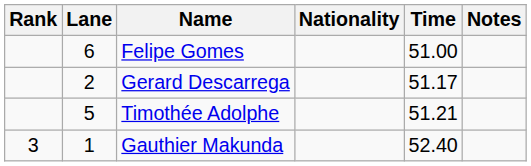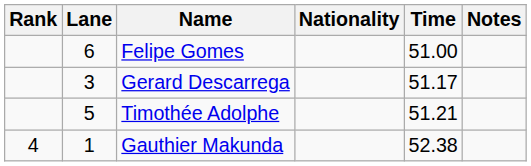(89, 82) 2 -> (89, 82) 3
(33, 144) 3 -> (33, 144) 4
(433, 144) 52.40 -> (433, 144) 52.38
